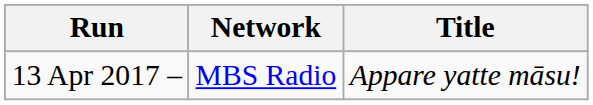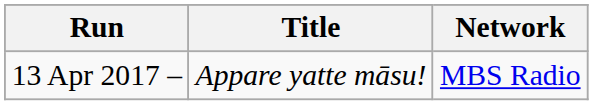columns swapped: (465, 27) <-> (266, 27)
